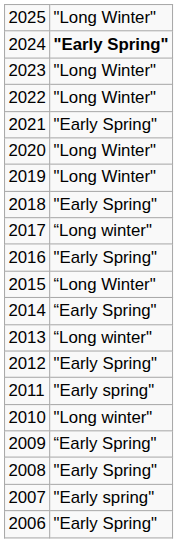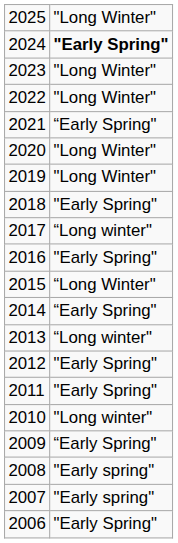(105, 124) "Early Spring" -> (105, 124) “Early Spring"
(104, 390) "Early spring" -> (105, 390) "Early Spring"
(105, 470) "Early Spring" -> (104, 470) "Early spring"
